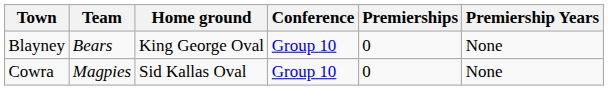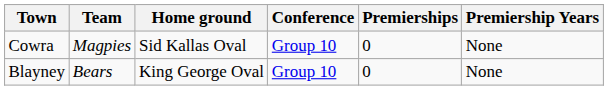rows swapped: (37, 44) <-> (31, 71)
